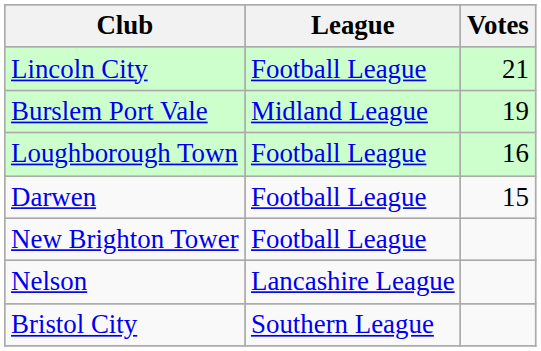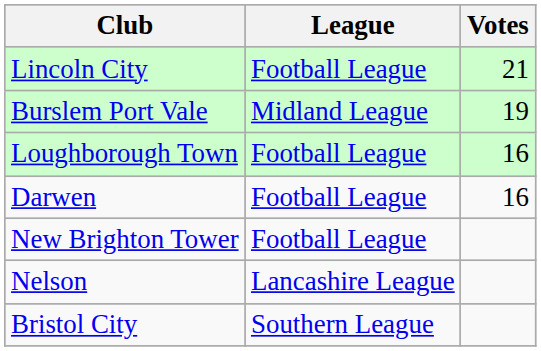(515, 196) 15 -> (515, 196) 16
